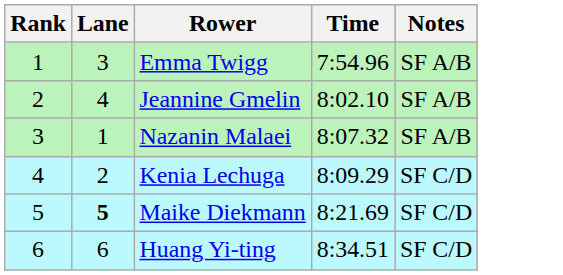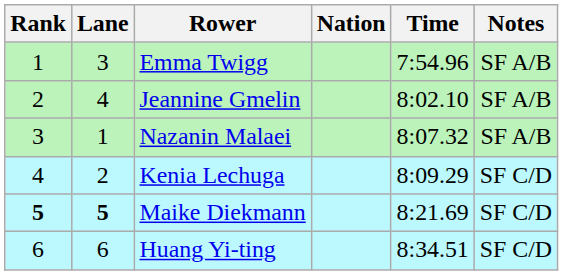+ column: (351, 23)
(38, 212) normal -> (38, 212) bold
